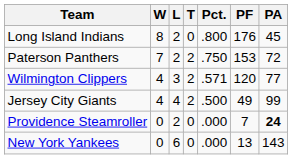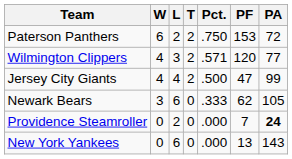- row: (66, 36)
(160, 57) 7 -> (160, 36) 6
(245, 100) 49 -> (245, 79) 47
+ row: (50, 100)
